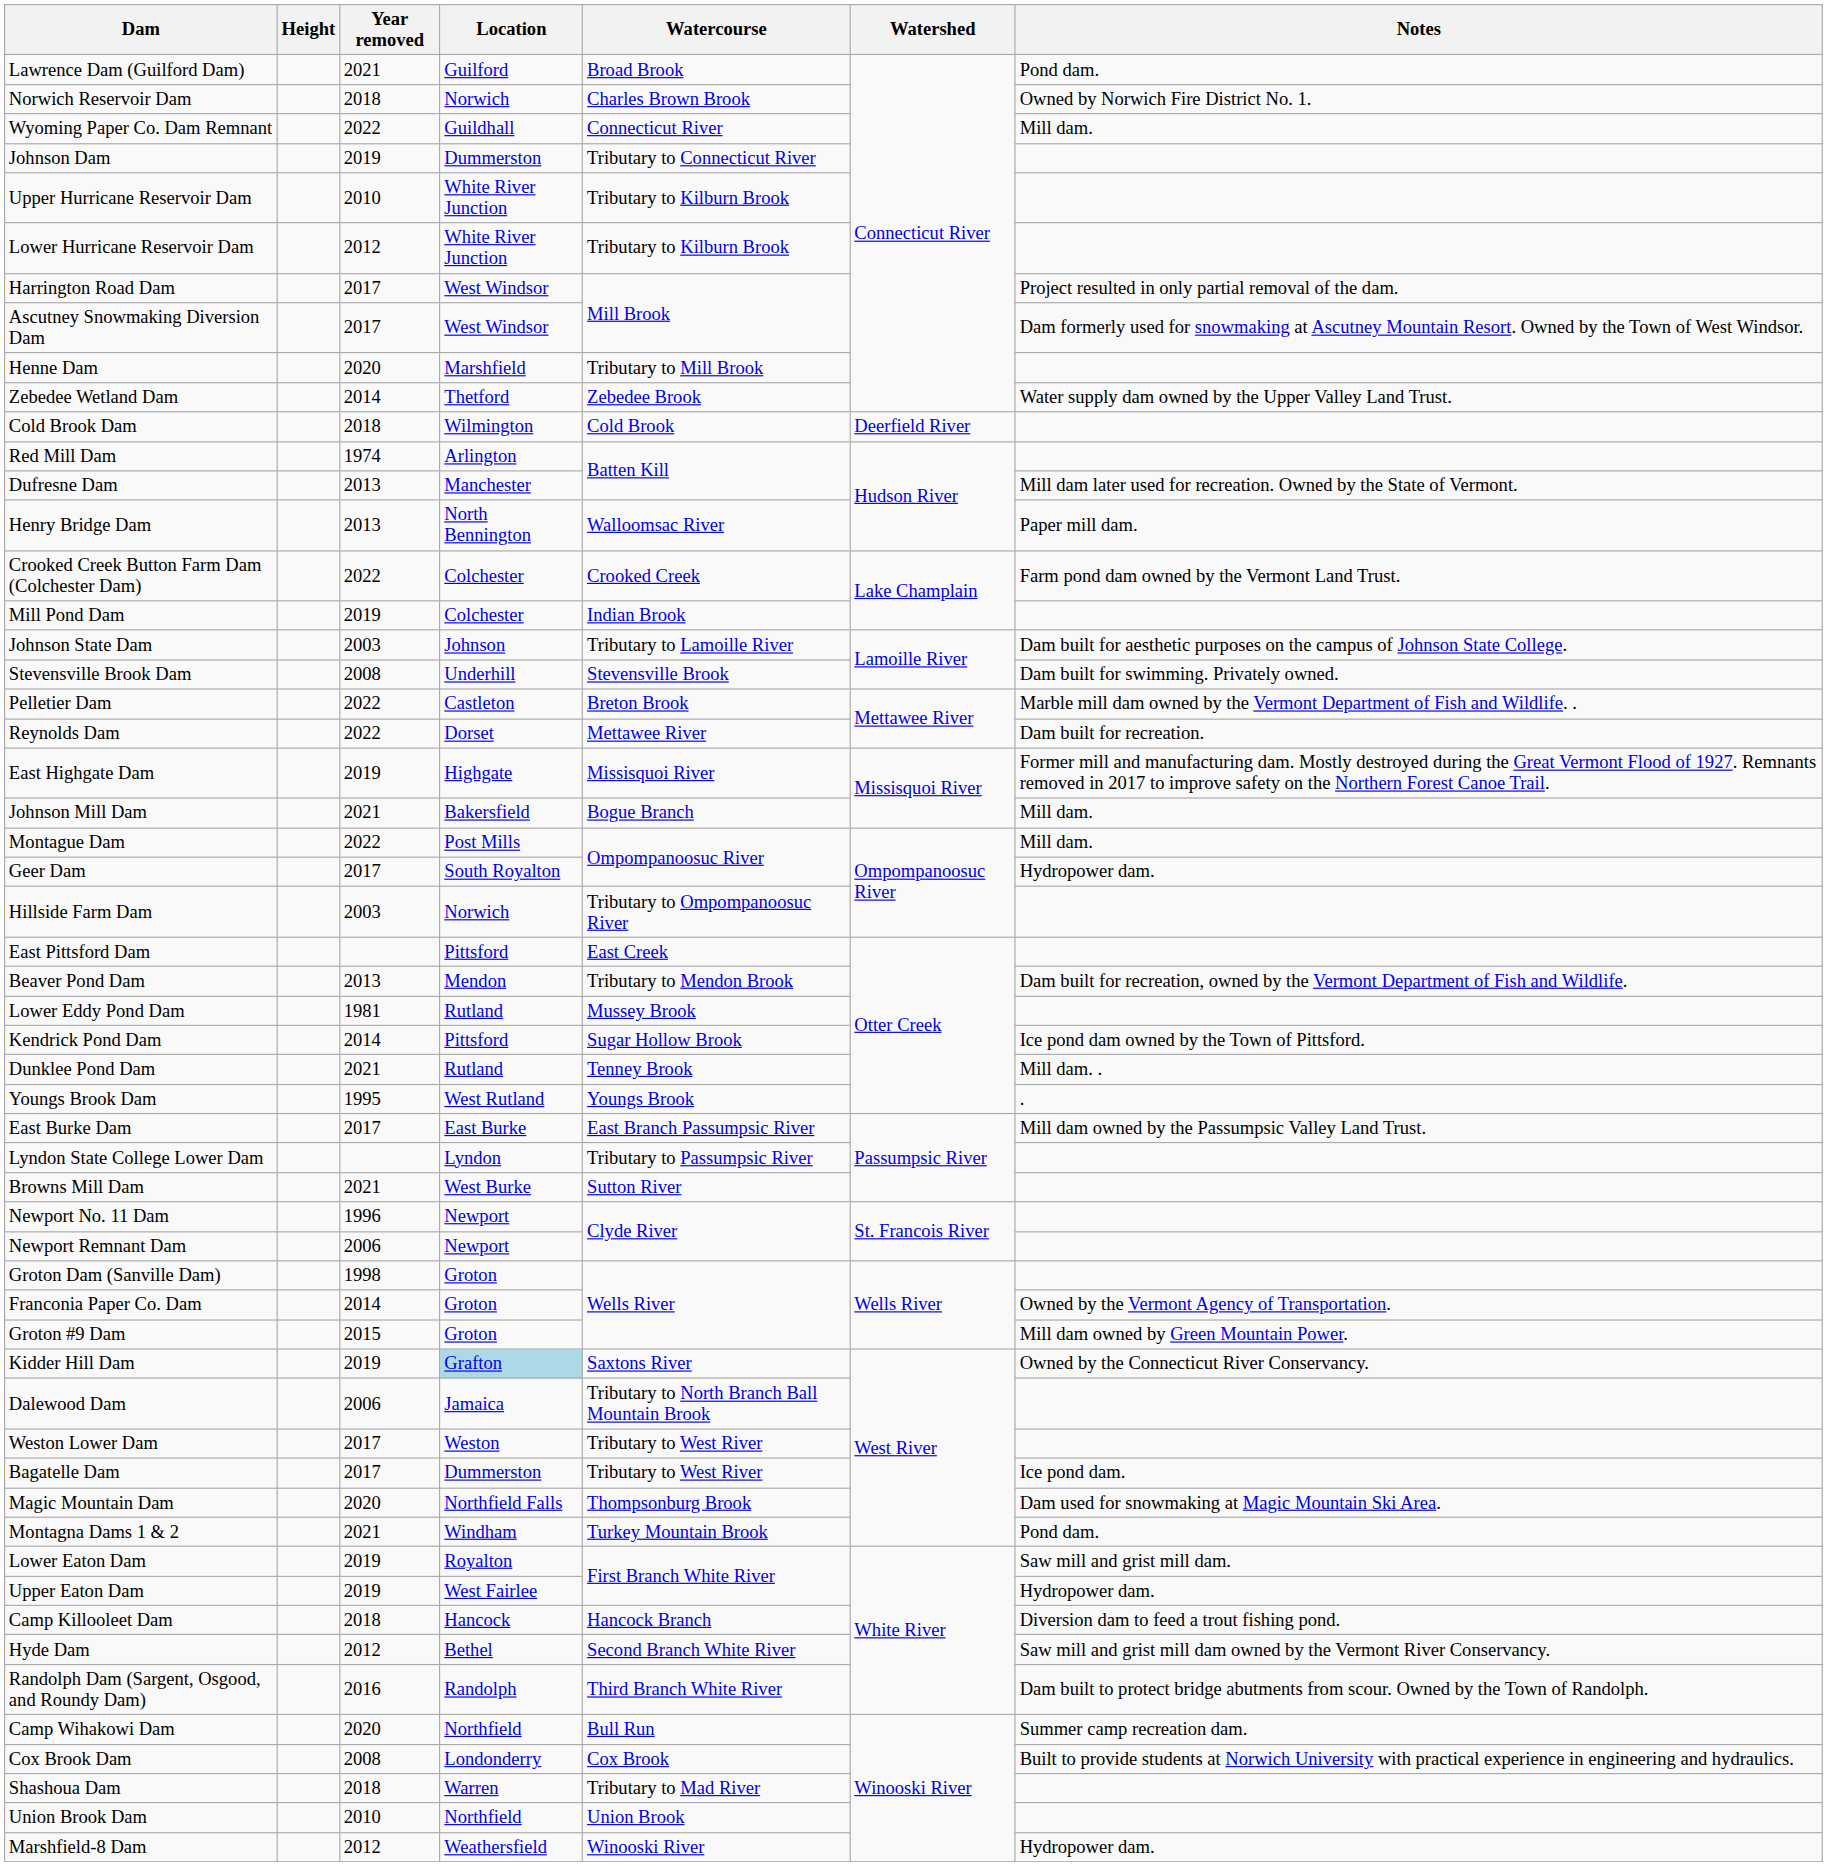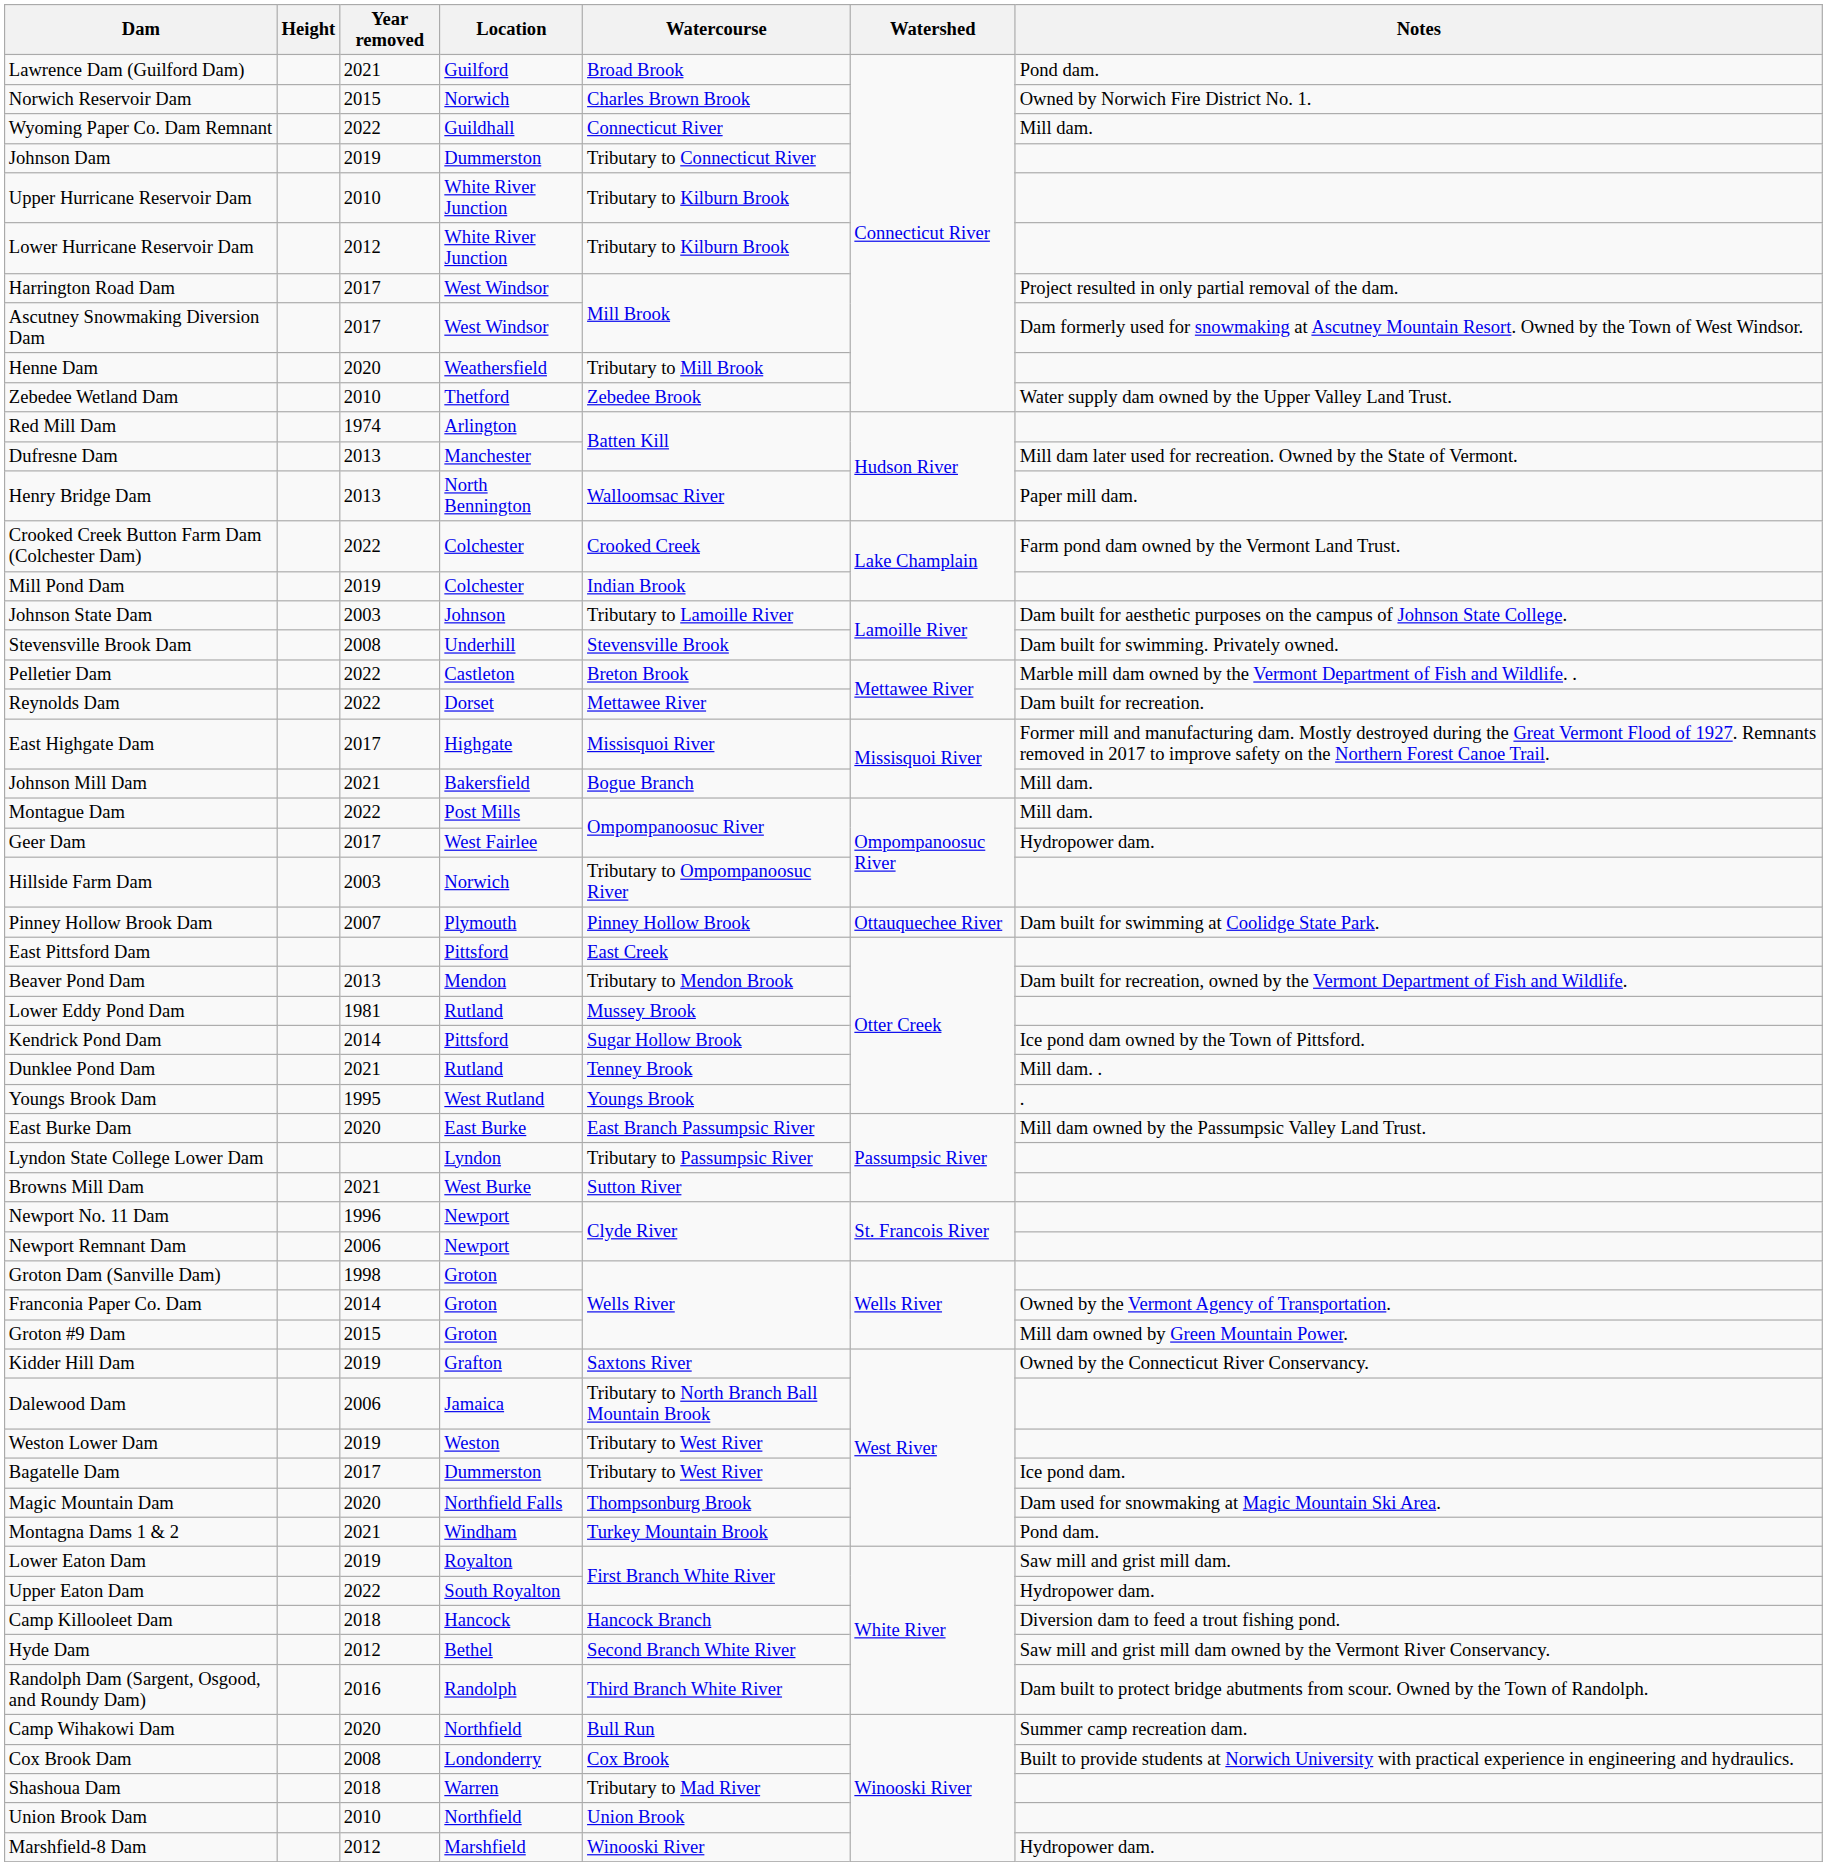(362, 98) 2018 -> (362, 98) 2015
(485, 367) Marshfield -> (496, 367) Weathersfield
(362, 397) 2014 -> (362, 397) 2010
- row: (73, 426)
(362, 773) 2019 -> (362, 743) 2017
(502, 871) South Royalton -> (491, 842) West Fairlee
+ row: (111, 922)
(362, 1128) 2017 -> (362, 1128) 2020
(473, 1363) lightblue background -> (473, 1363) no background
(362, 1443) 2017 -> (362, 1443) 2019
(362, 1590) 2019 -> (362, 1590) 2022
(491, 1590) West Fairlee -> (502, 1590) South Royalton
(496, 1846) Weathersfield -> (485, 1846) Marshfield
